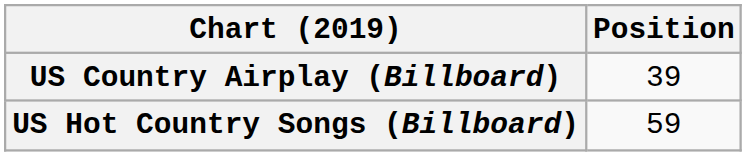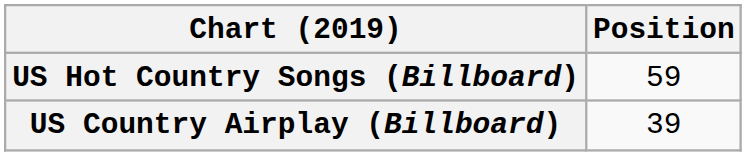rows swapped: (296, 77) <-> (296, 125)
